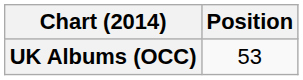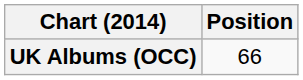(250, 56) 53 -> (250, 56) 66
